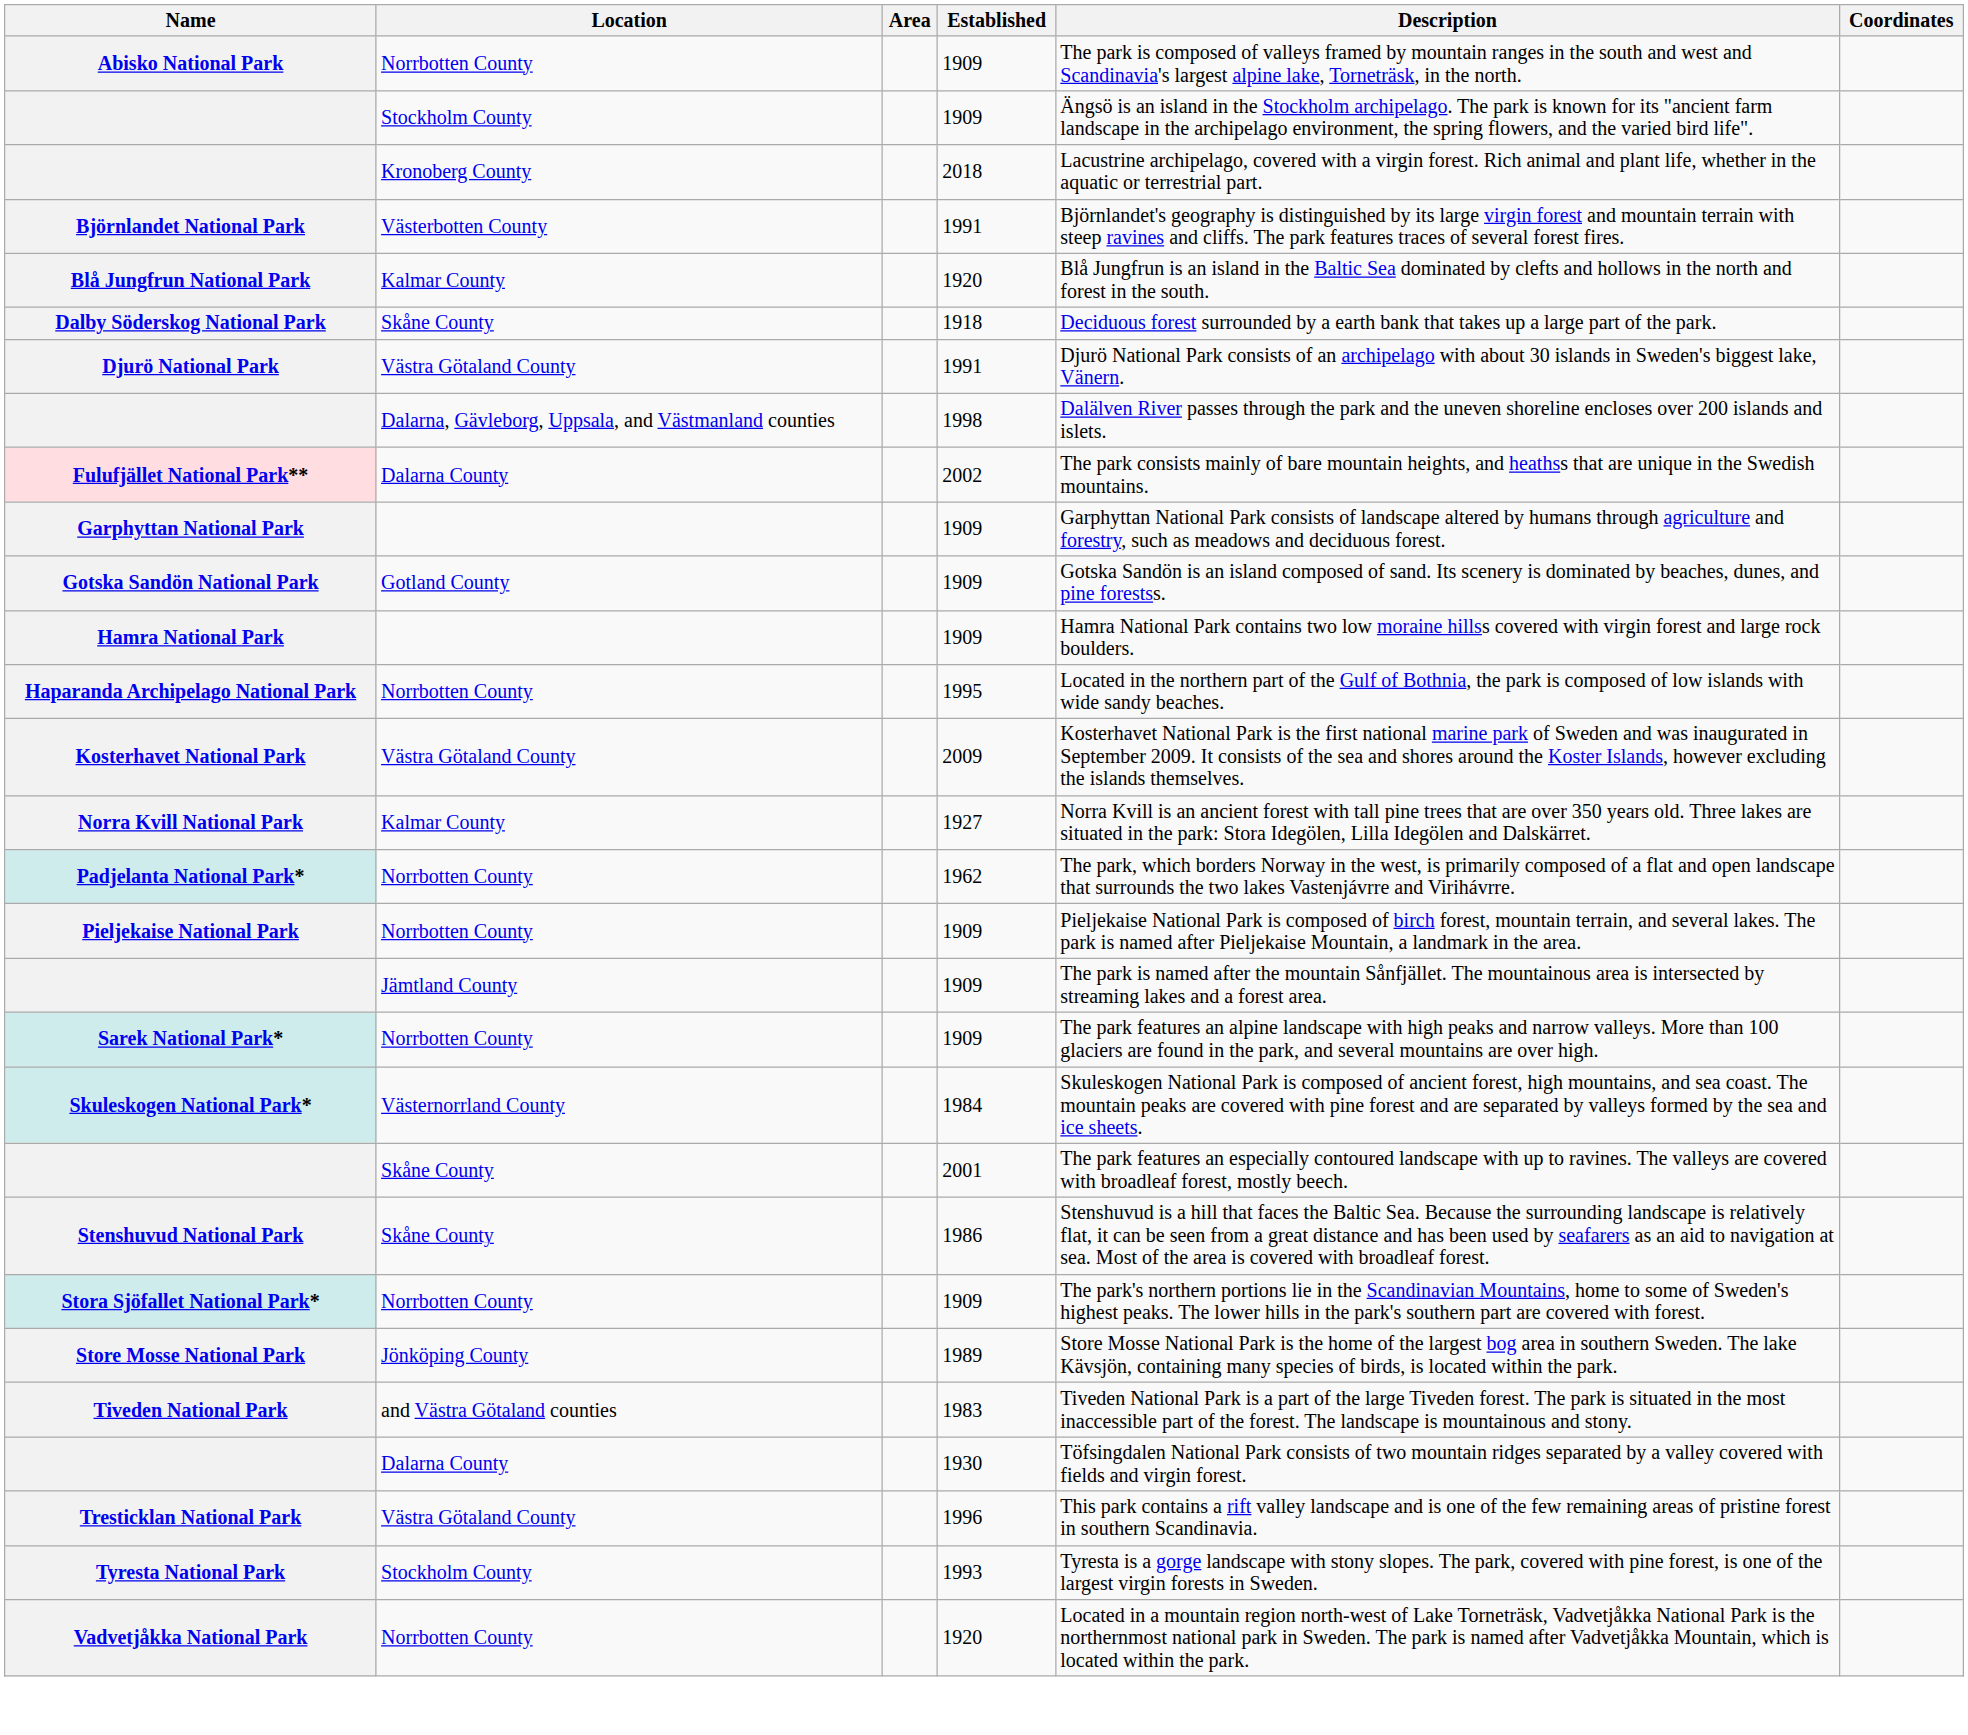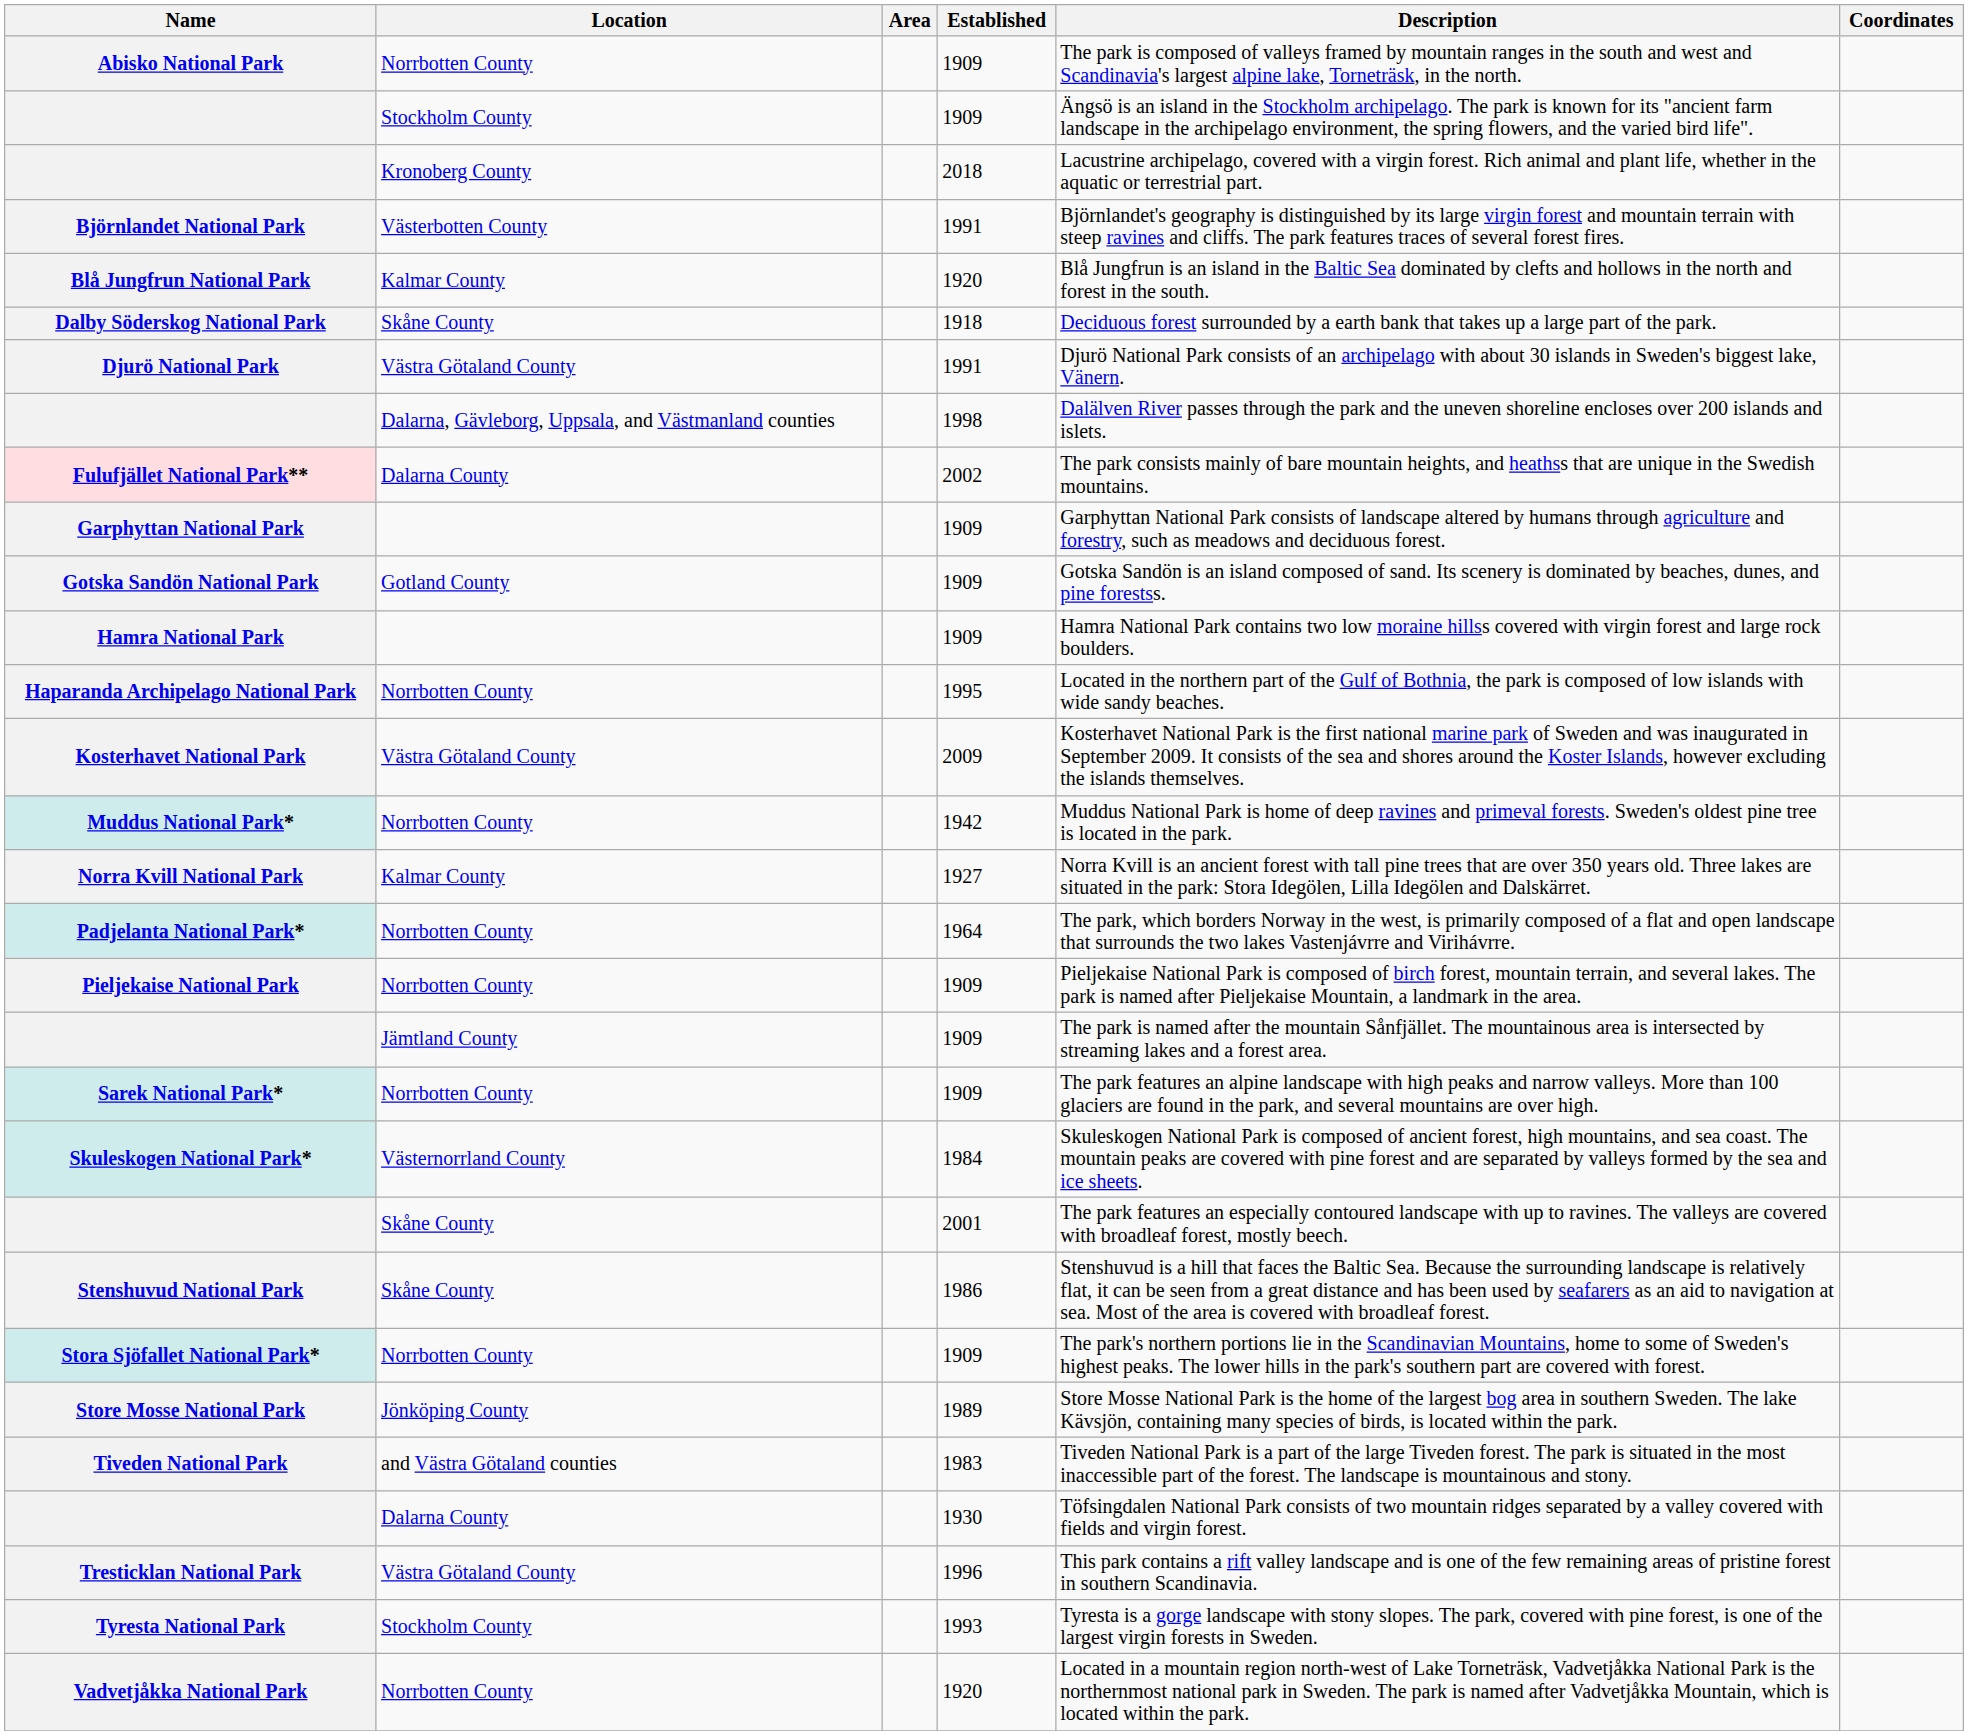+ row: (191, 822)
(962, 876) 1962 -> (962, 930) 1964
